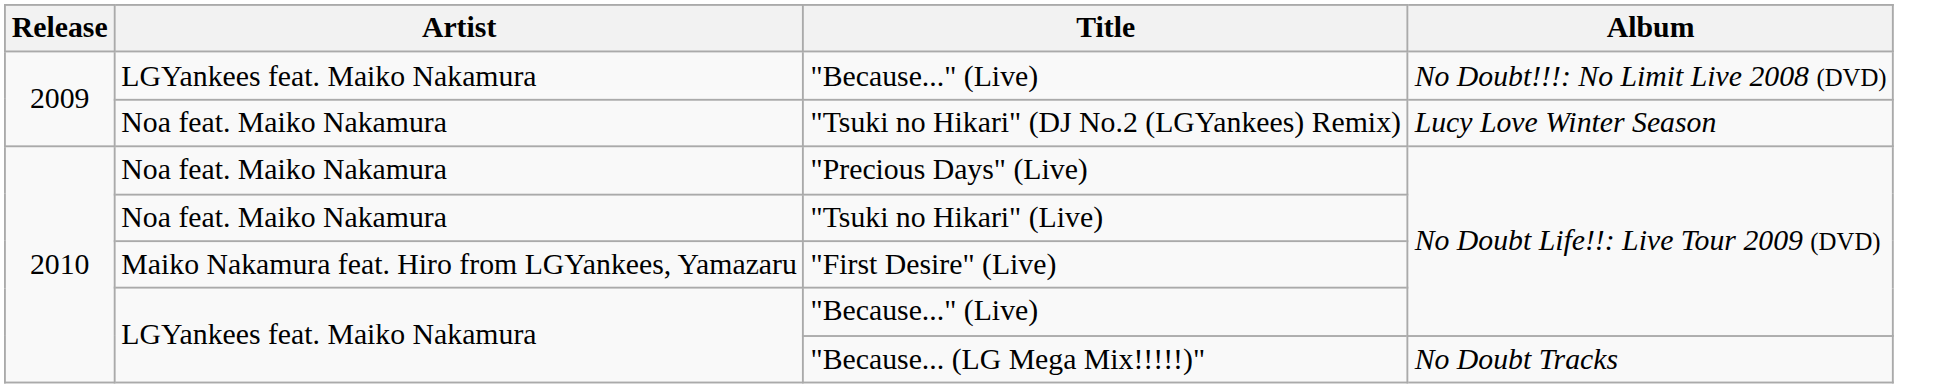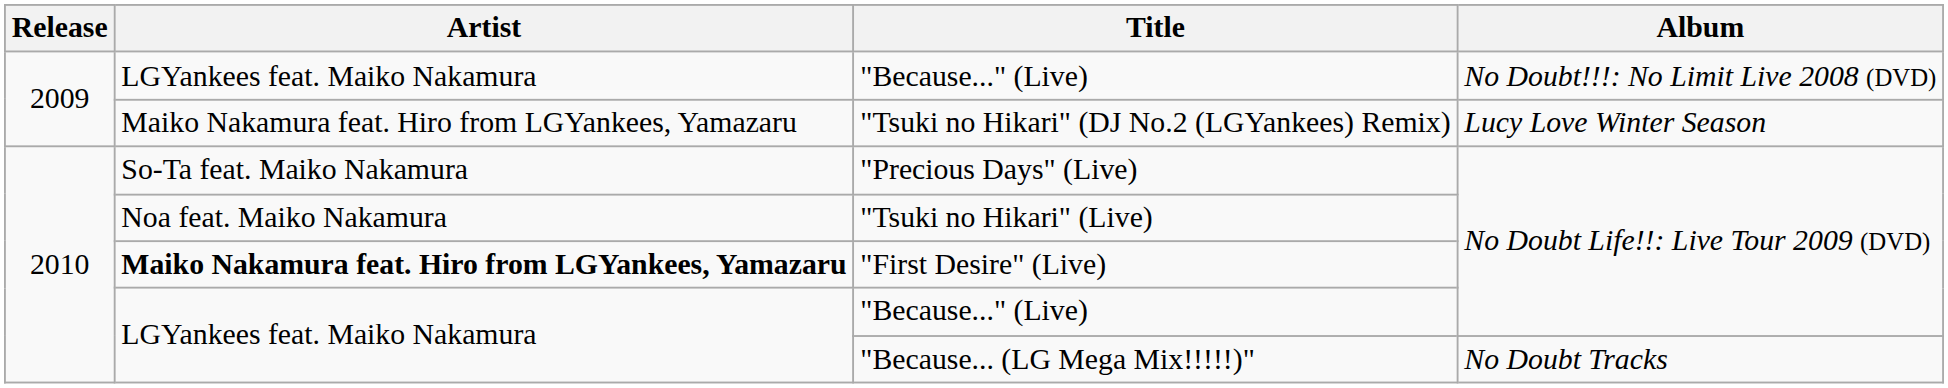(284, 122) Noa feat. Maiko Nakamura -> (459, 122) Maiko Nakamura feat. Hiro from LGYankees, Yamazaru
(284, 169) Noa feat. Maiko Nakamura -> (295, 169) So-Ta feat. Maiko Nakamura
(459, 264) normal -> (484, 264) bold
